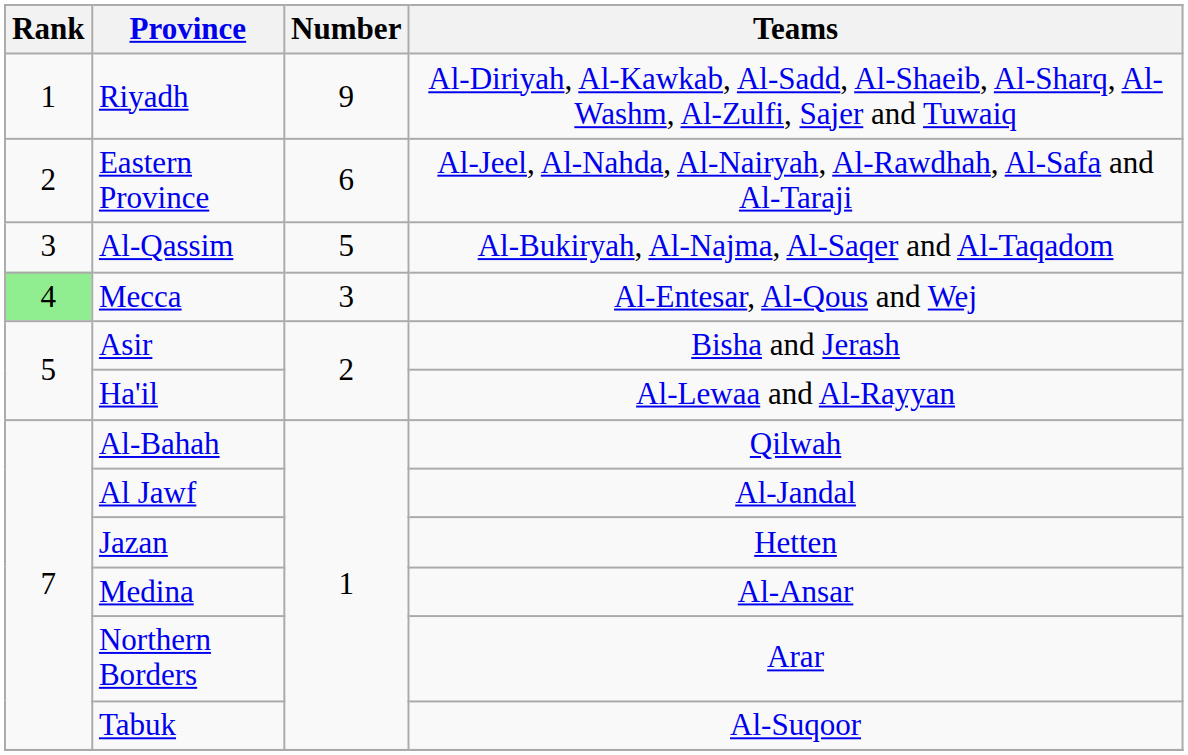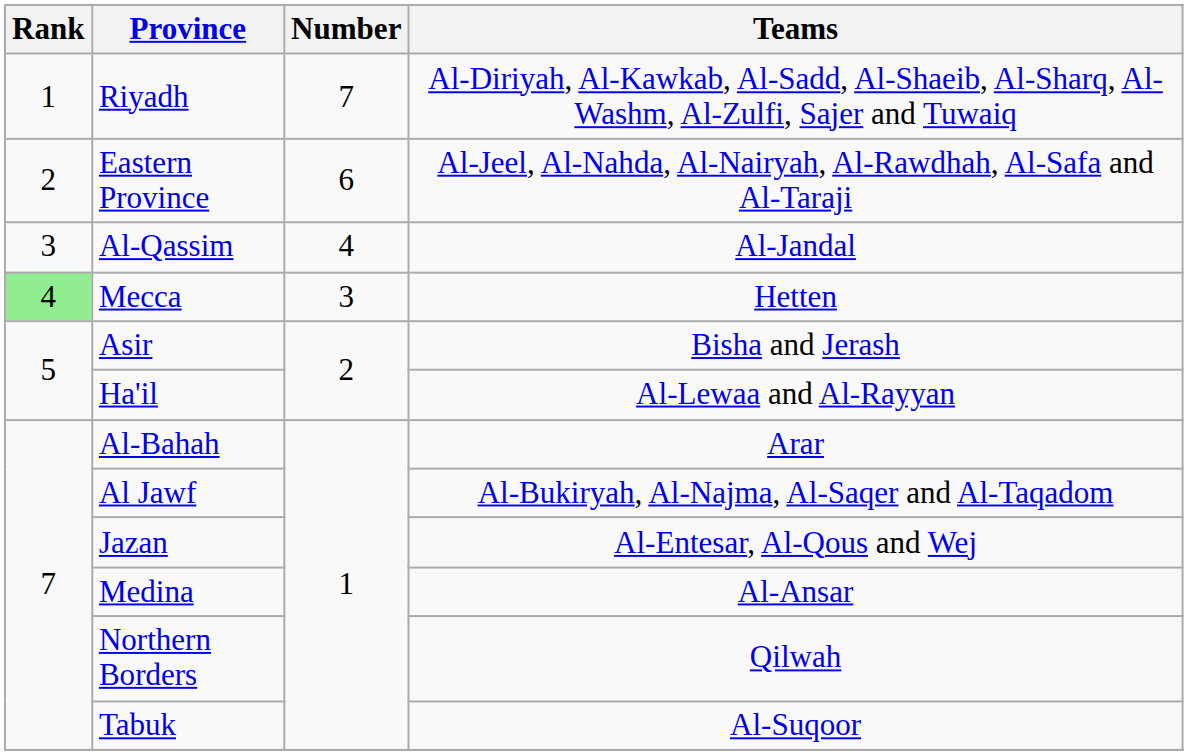(346, 95) 9 -> (346, 95) 7
(346, 246) 5 -> (346, 246) 4
(796, 246) Al-Bukiryah, Al-Najma, Al-Saqer and Al-Taqadom -> (796, 246) Al-Jandal
(796, 295) Al-Entesar, Al-Qous and Wej -> (796, 295) Hetten
(796, 443) Qilwah -> (796, 443) Arar
(796, 492) Al-Jandal -> (796, 492) Al-Bukiryah, Al-Najma, Al-Saqer and Al-Taqadom
(796, 542) Hetten -> (796, 542) Al-Entesar, Al-Qous and Wej
(796, 657) Arar -> (796, 657) Qilwah
